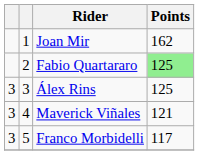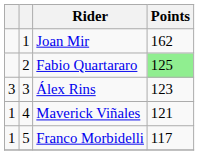(162, 89) 125 -> (162, 89) 123
(12, 114) 3 -> (12, 114) 1
(12, 138) 3 -> (12, 138) 1
